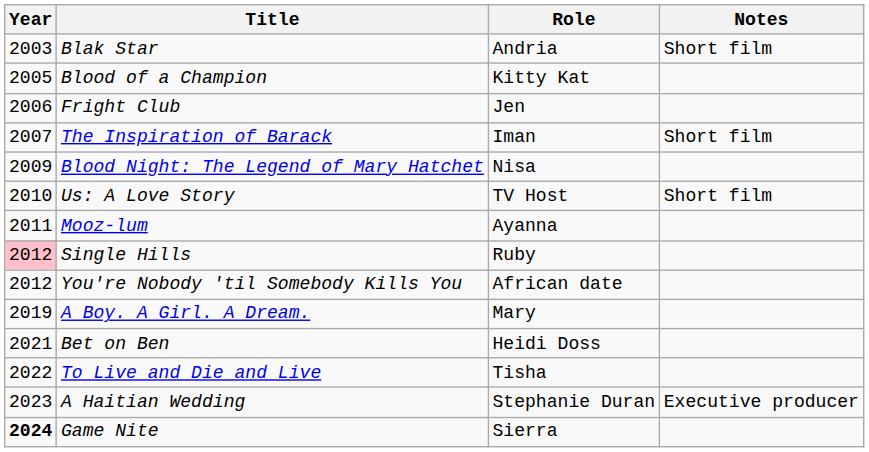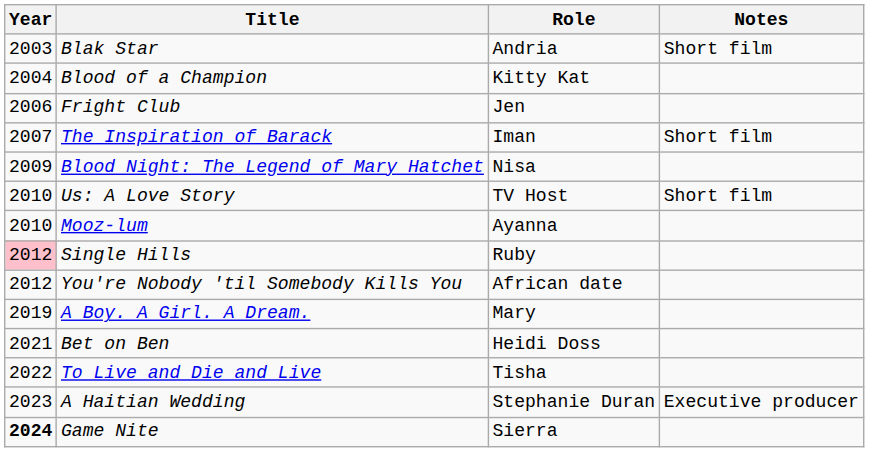(31, 78) 2005 -> (31, 78) 2004
(31, 226) 2011 -> (31, 226) 2010
